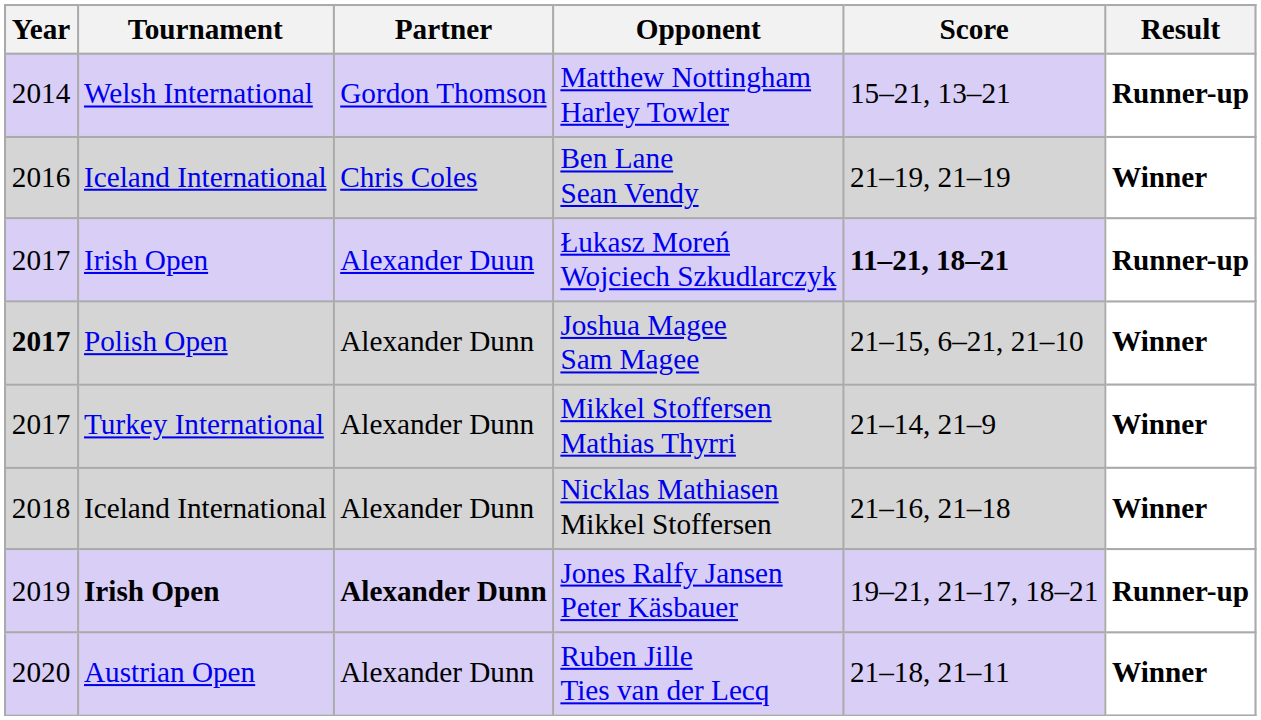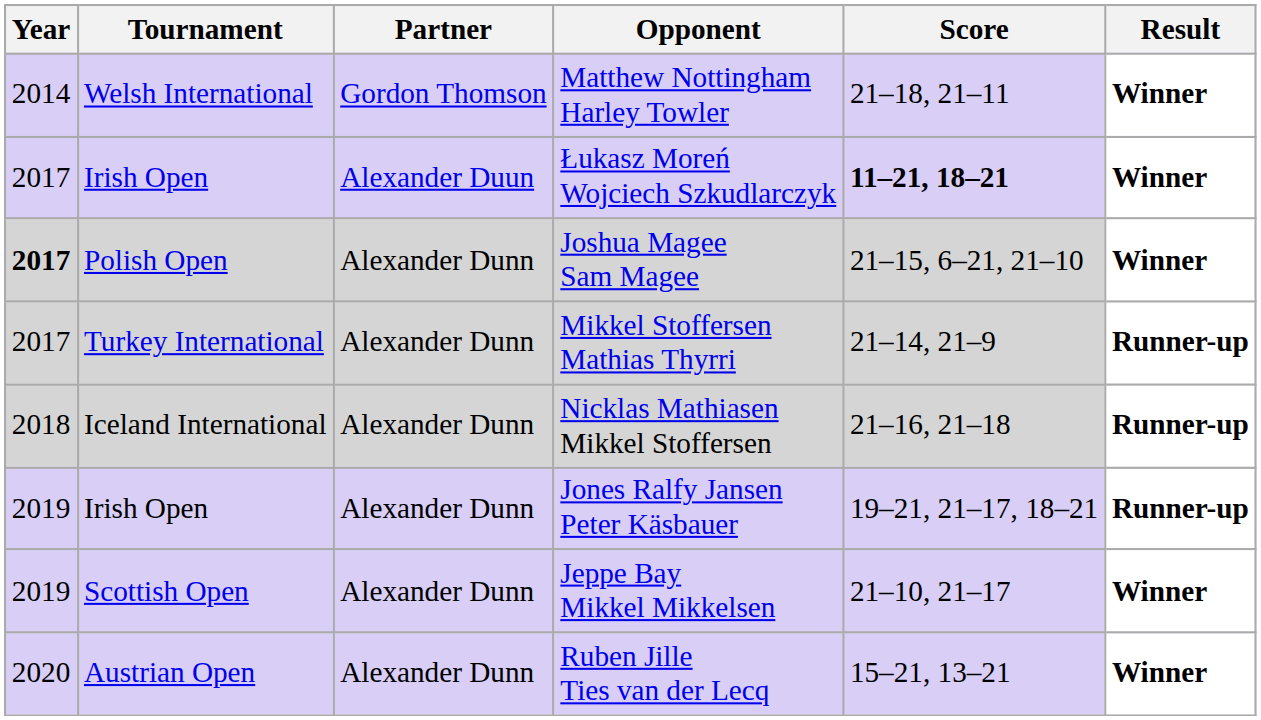(930, 94) 15–21, 13–21 -> (930, 94) 21–18, 21–11
(1180, 94) Runner-up -> (1160, 94) Winner
- row: (629, 177)
(1180, 259) Runner-up -> (1160, 177) Winner
(1160, 425) Winner -> (1180, 342) Runner-up
(1160, 508) Winner -> (1180, 425) Runner-up
(152, 590) bold -> (146, 508) normal
(443, 590) bold -> (437, 508) normal
+ row: (668, 590)
(930, 673) 21–18, 21–11 -> (930, 673) 15–21, 13–21
